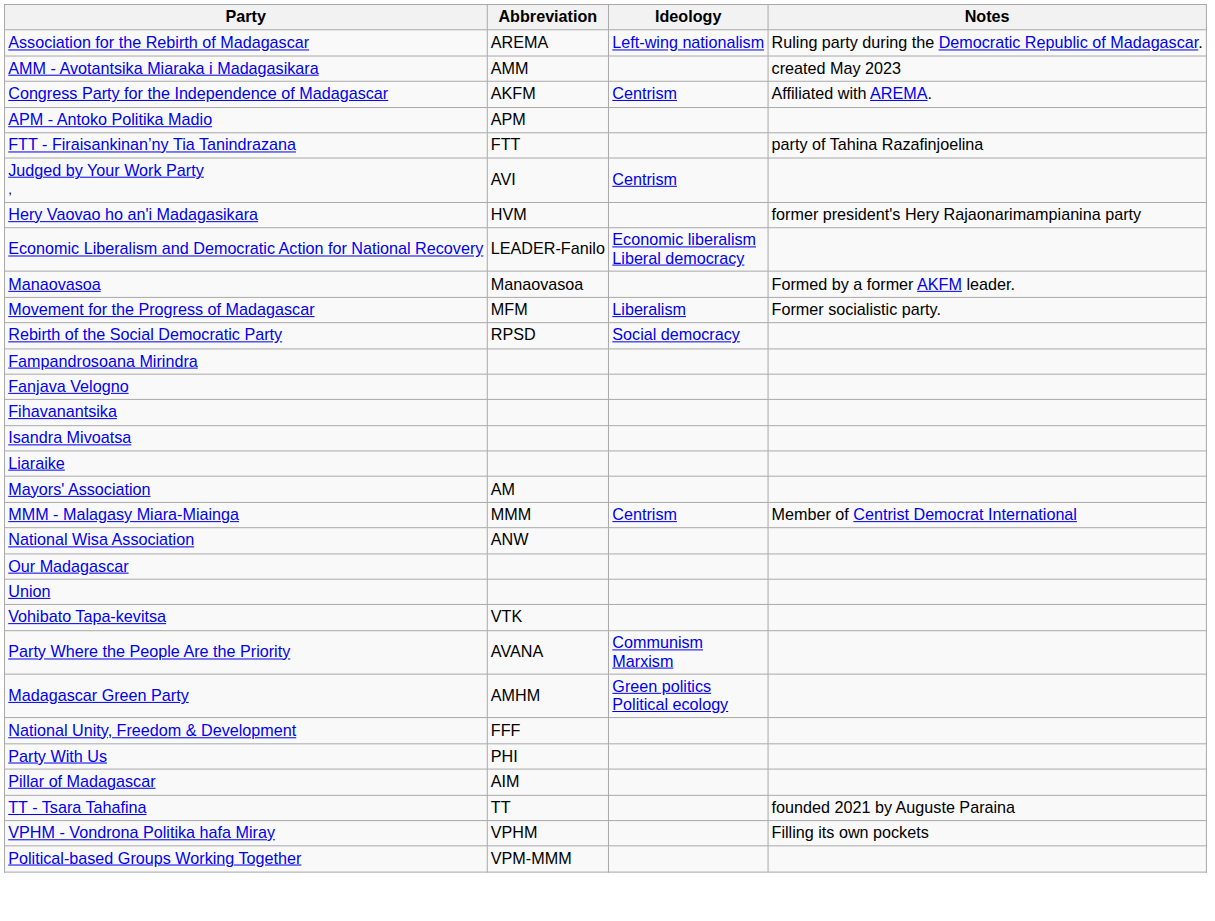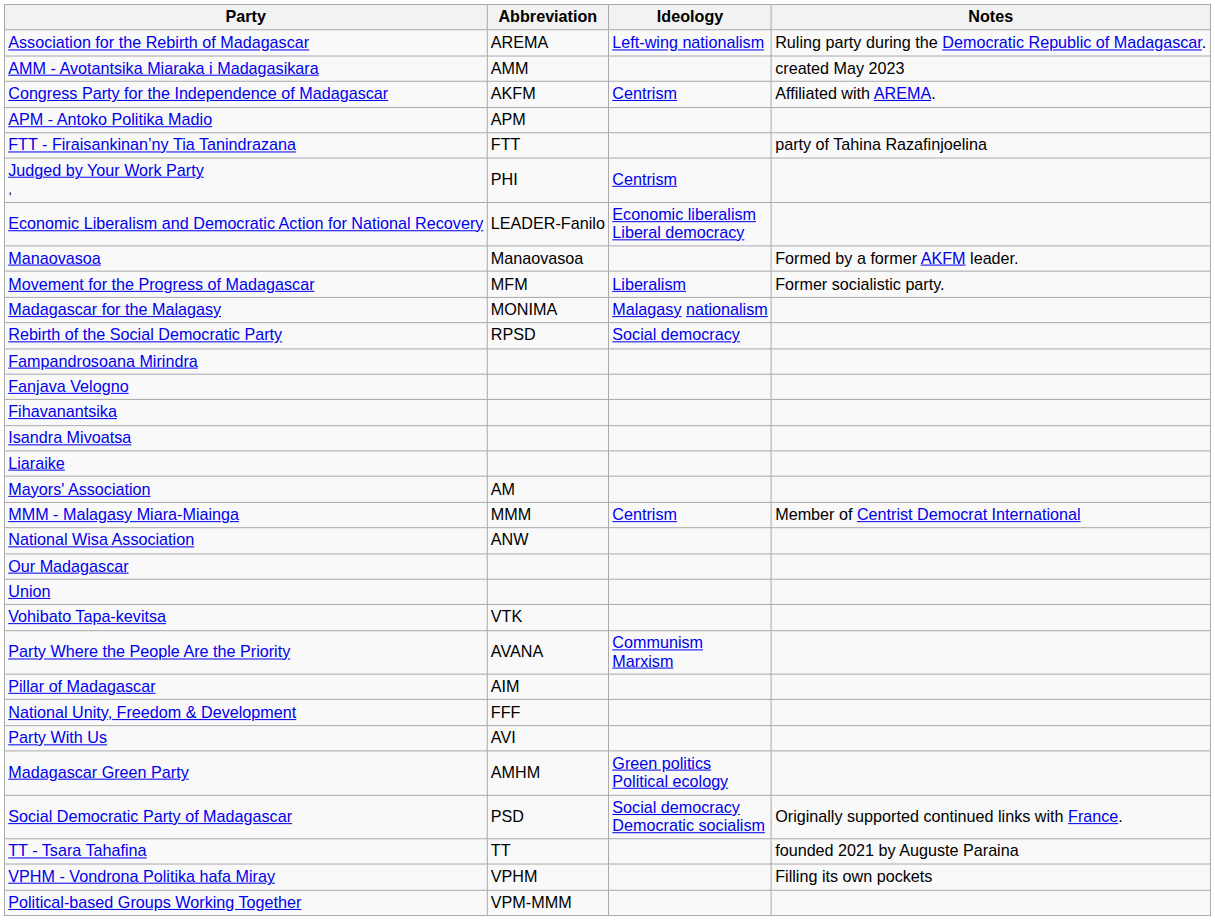(503, 180) AVI -> (504, 180) PHI
- row: (133, 214)
+ row: (115, 309)
rows swapped: (98, 696) <-> (82, 782)
(504, 756) PHI -> (503, 738) AVI
+ row: (150, 816)
